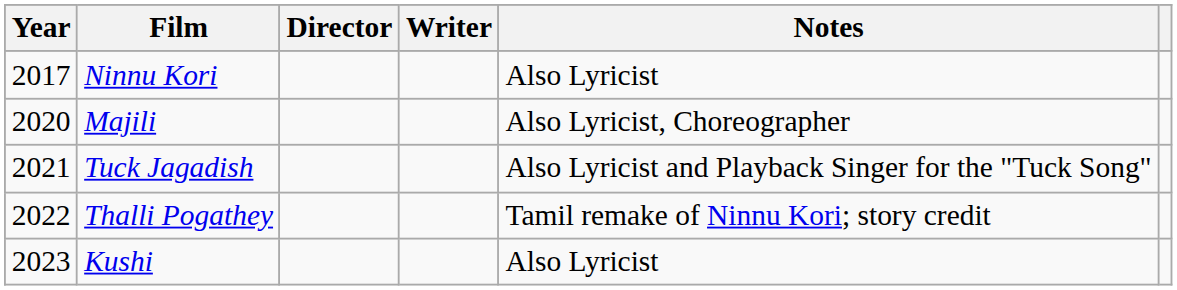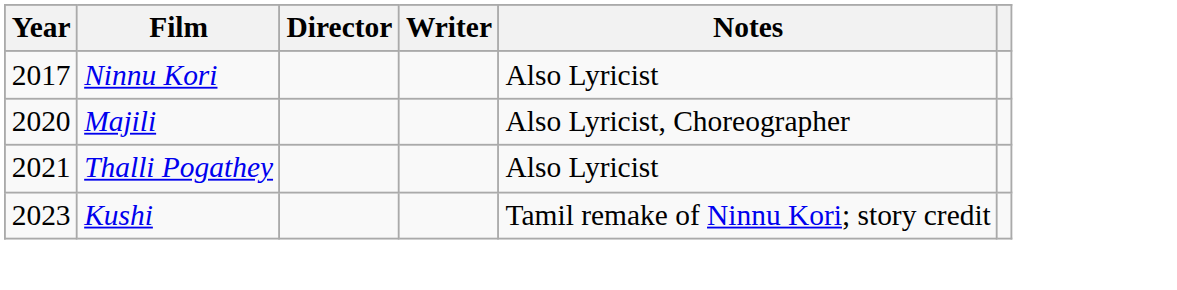- row: (169, 167)
(41, 214) 2022 -> (41, 167) 2021
(748, 214) Tamil remake of Ninnu Kori; story credit -> (582, 167) Also Lyricist
(582, 261) Also Lyricist -> (748, 214) Tamil remake of Ninnu Kori; story credit
